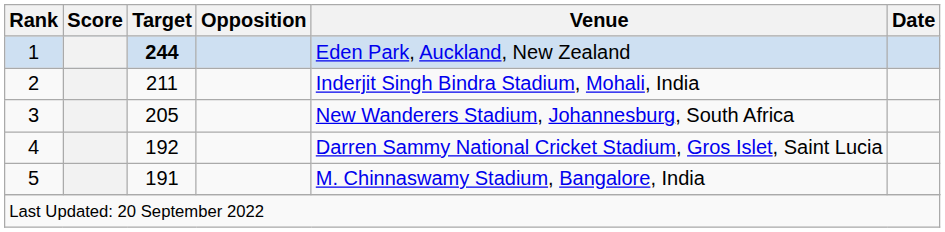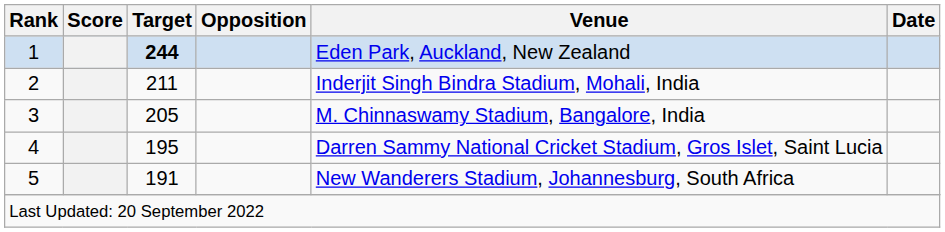(555, 115) New Wanderers Stadium, Johannesburg, South Africa -> (510, 115) M. Chinnaswamy Stadium, Bangalore, India
(162, 147) 192 -> (162, 147) 195
(510, 178) M. Chinnaswamy Stadium, Bangalore, India -> (555, 178) New Wanderers Stadium, Johannesburg, South Africa
